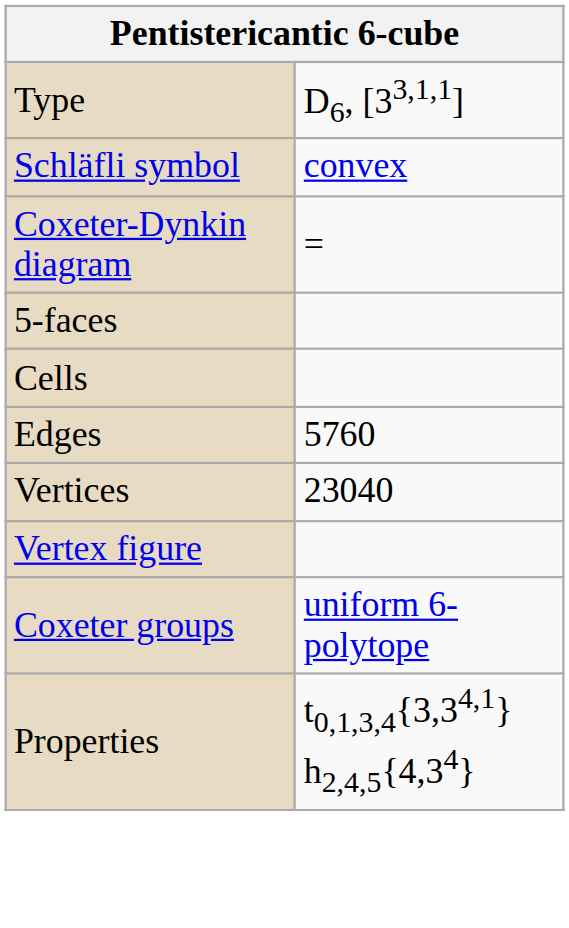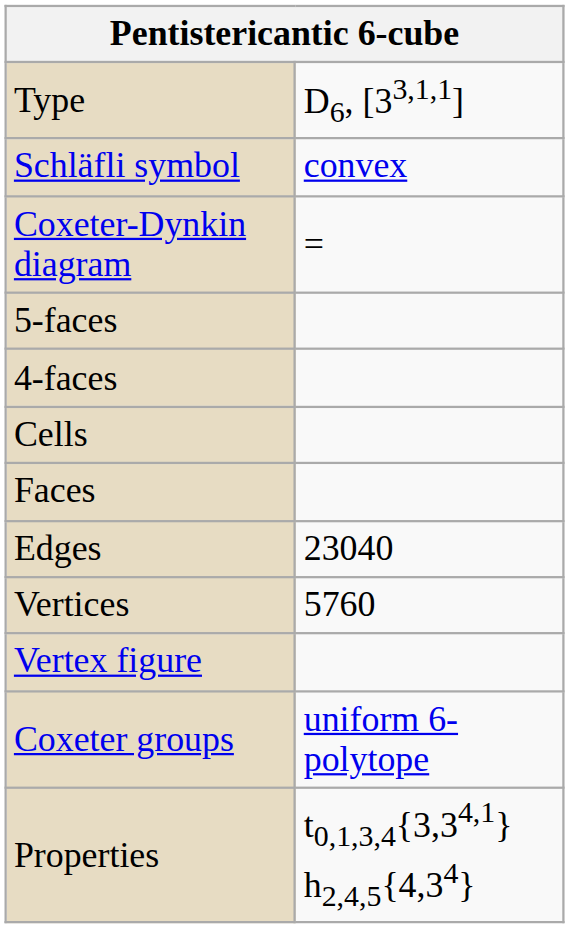+ row: (66, 377)
+ row: (55, 491)
(340, 434) 5760 -> (349, 547) 23040
(349, 491) 23040 -> (340, 604) 5760
